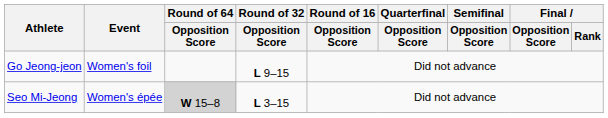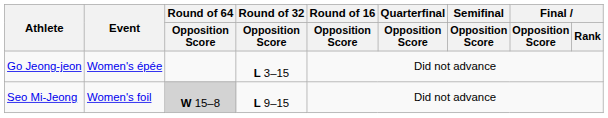(119, 67) Women's foil -> (125, 67) Women's épée
(271, 73) L 9–15 -> (271, 73) L 3–15
(125, 97) Women's épée -> (119, 97) Women's foil
(271, 104) L 3–15 -> (271, 104) L 9–15
